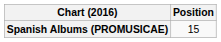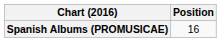(193, 29) 15 -> (193, 29) 16
